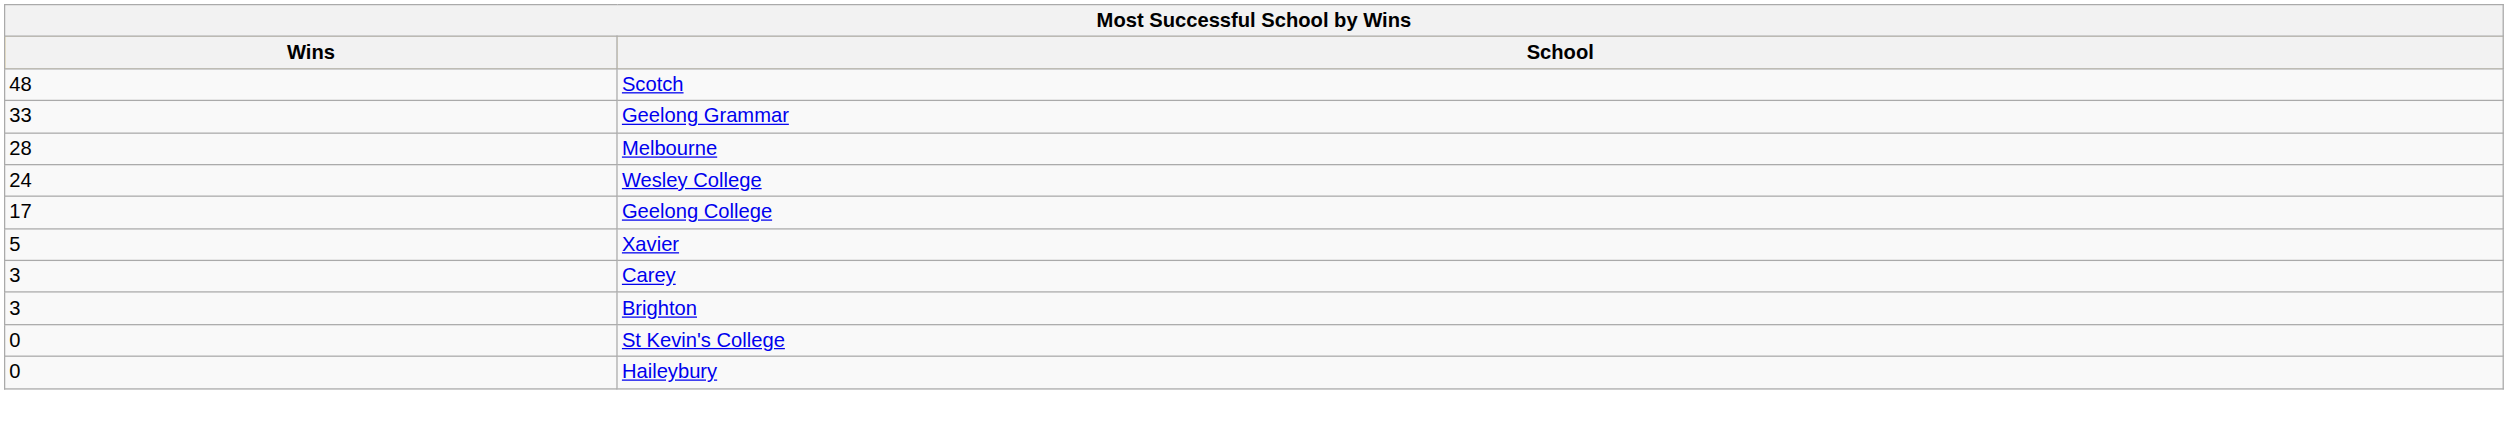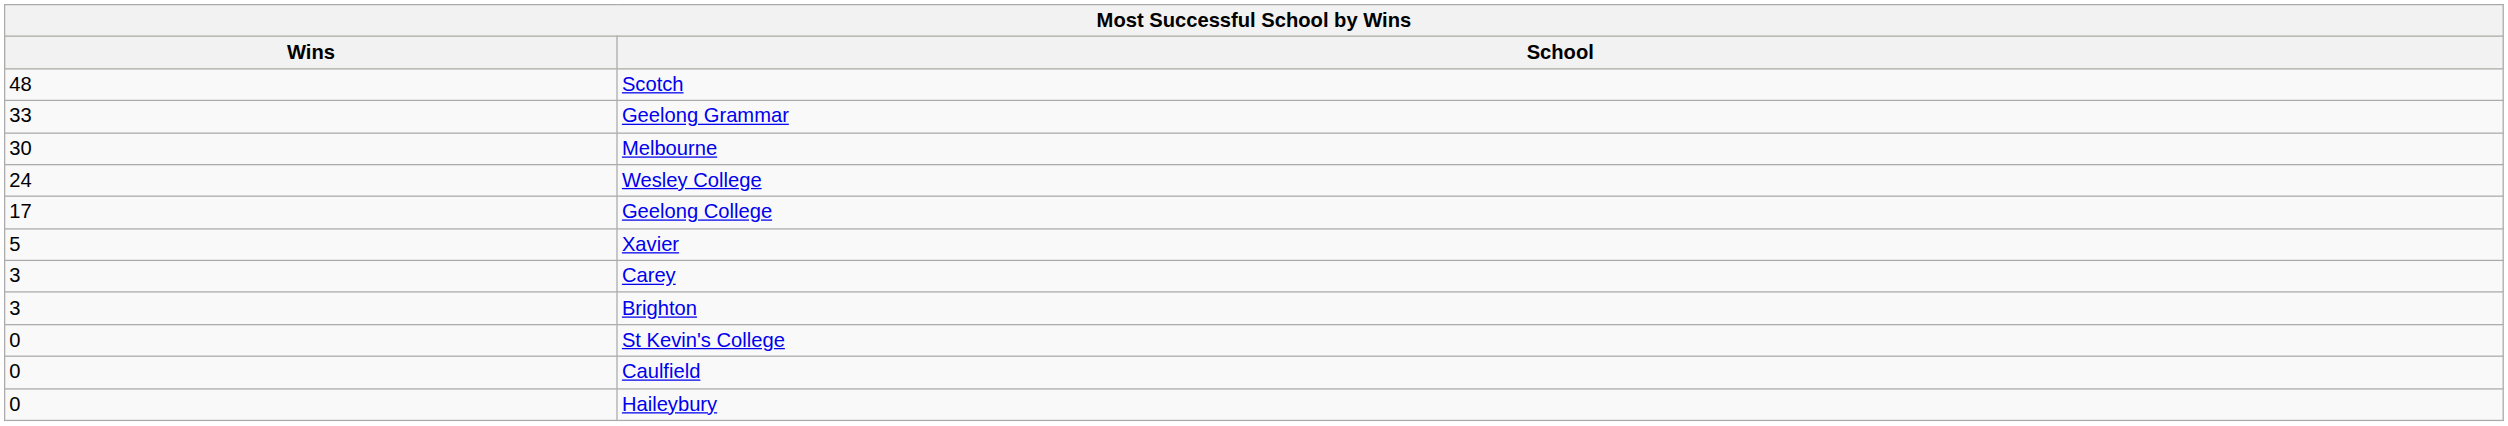(20, 148) 28 -> (20, 148) 30
+ row: (661, 372)
